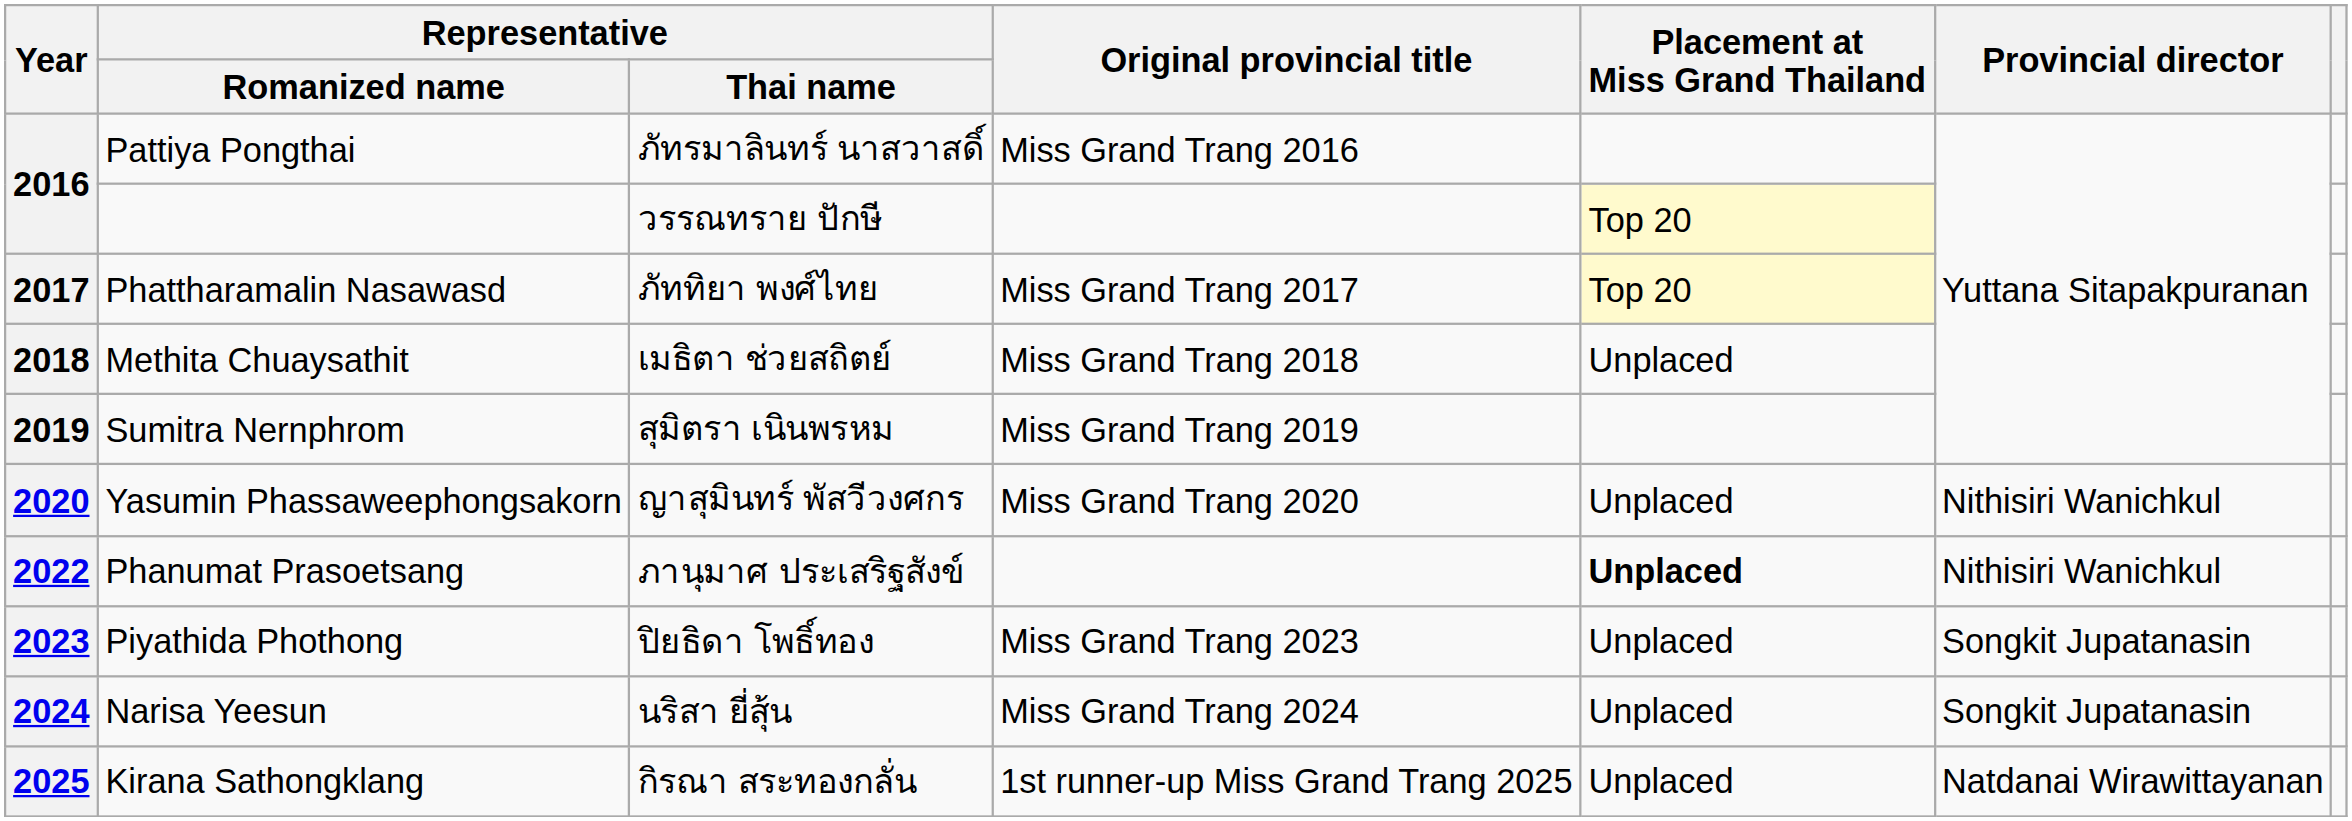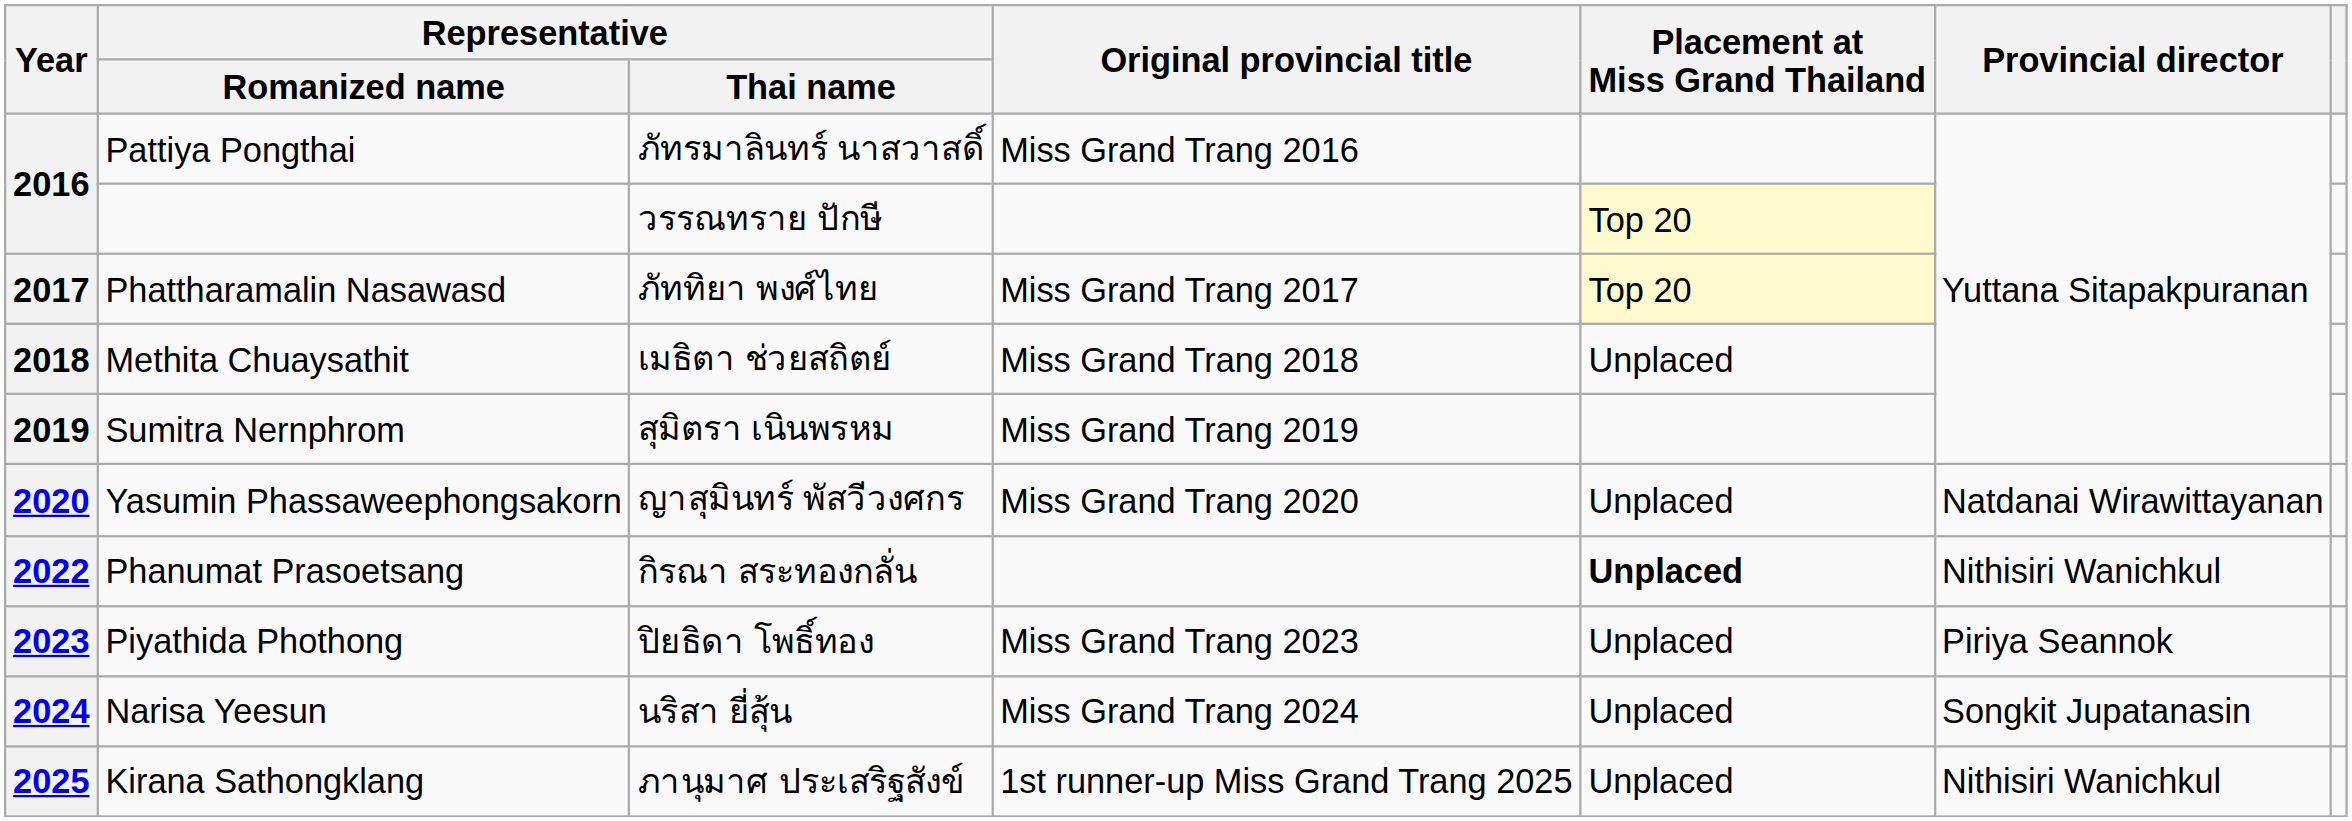(2082, 500) Nithisiri Wanichkul -> (2133, 500) Natdanai Wirawittayanan
(801, 569) ภานุมาศ ประเสริฐสังข์ -> (777, 569) กิรณา สระทองกลั่น
(2097, 641) Songkit Jupatanasin -> (2057, 641) Piriya Seannok
(777, 780) กิรณา สระทองกลั่น -> (801, 780) ภานุมาศ ประเสริฐสังข์
(2133, 781) Natdanai Wirawittayanan -> (2082, 781) Nithisiri Wanichkul
